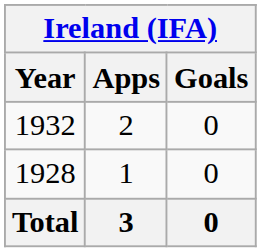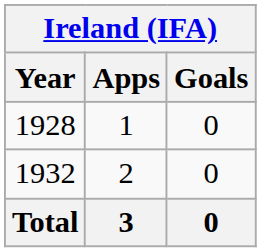rows swapped: (45, 173) <-> (45, 125)
